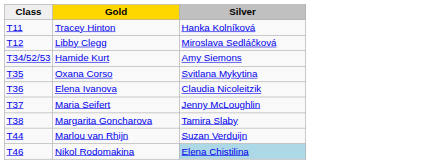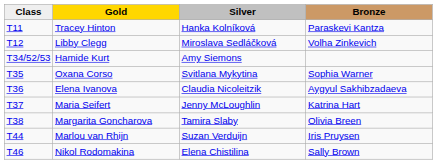+ column: (369, 12)
(215, 151) lightblue background -> (215, 151) no background
